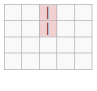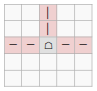+ row: (13, 45)
